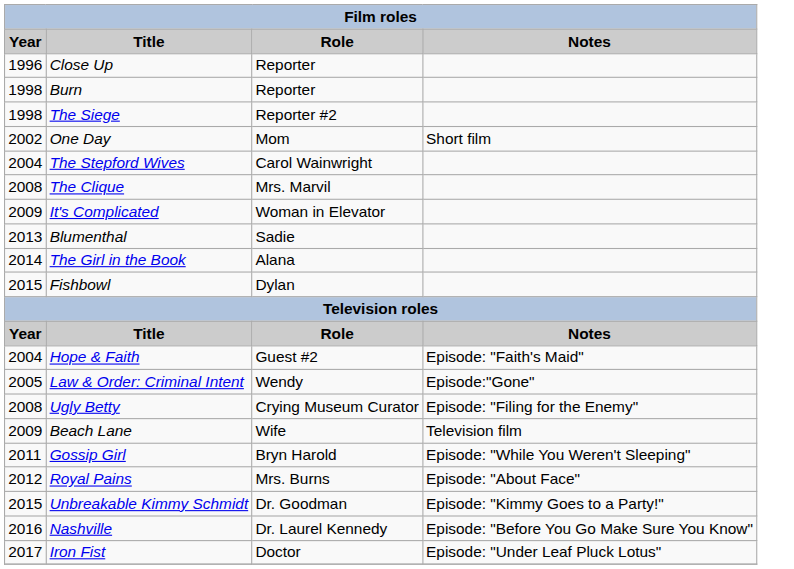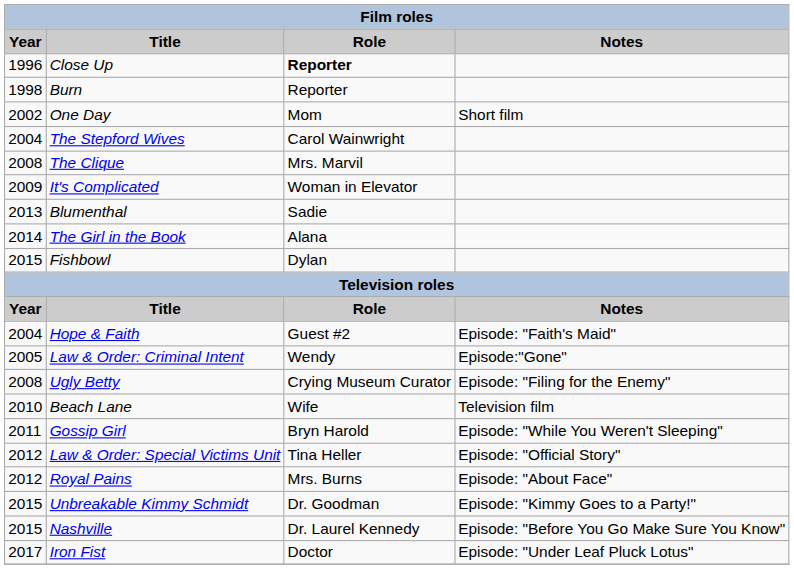(285, 66) normal -> (320, 66) bold
- row: (85, 114)
(25, 431) 2009 -> (25, 407) 2010
+ row: (165, 455)
(25, 528) 2016 -> (25, 528) 2015
